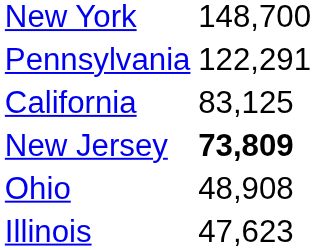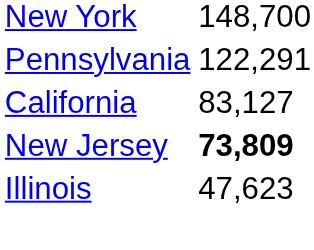(246, 102) 83,125 -> (246, 102) 83,127
- row: (38, 188)
